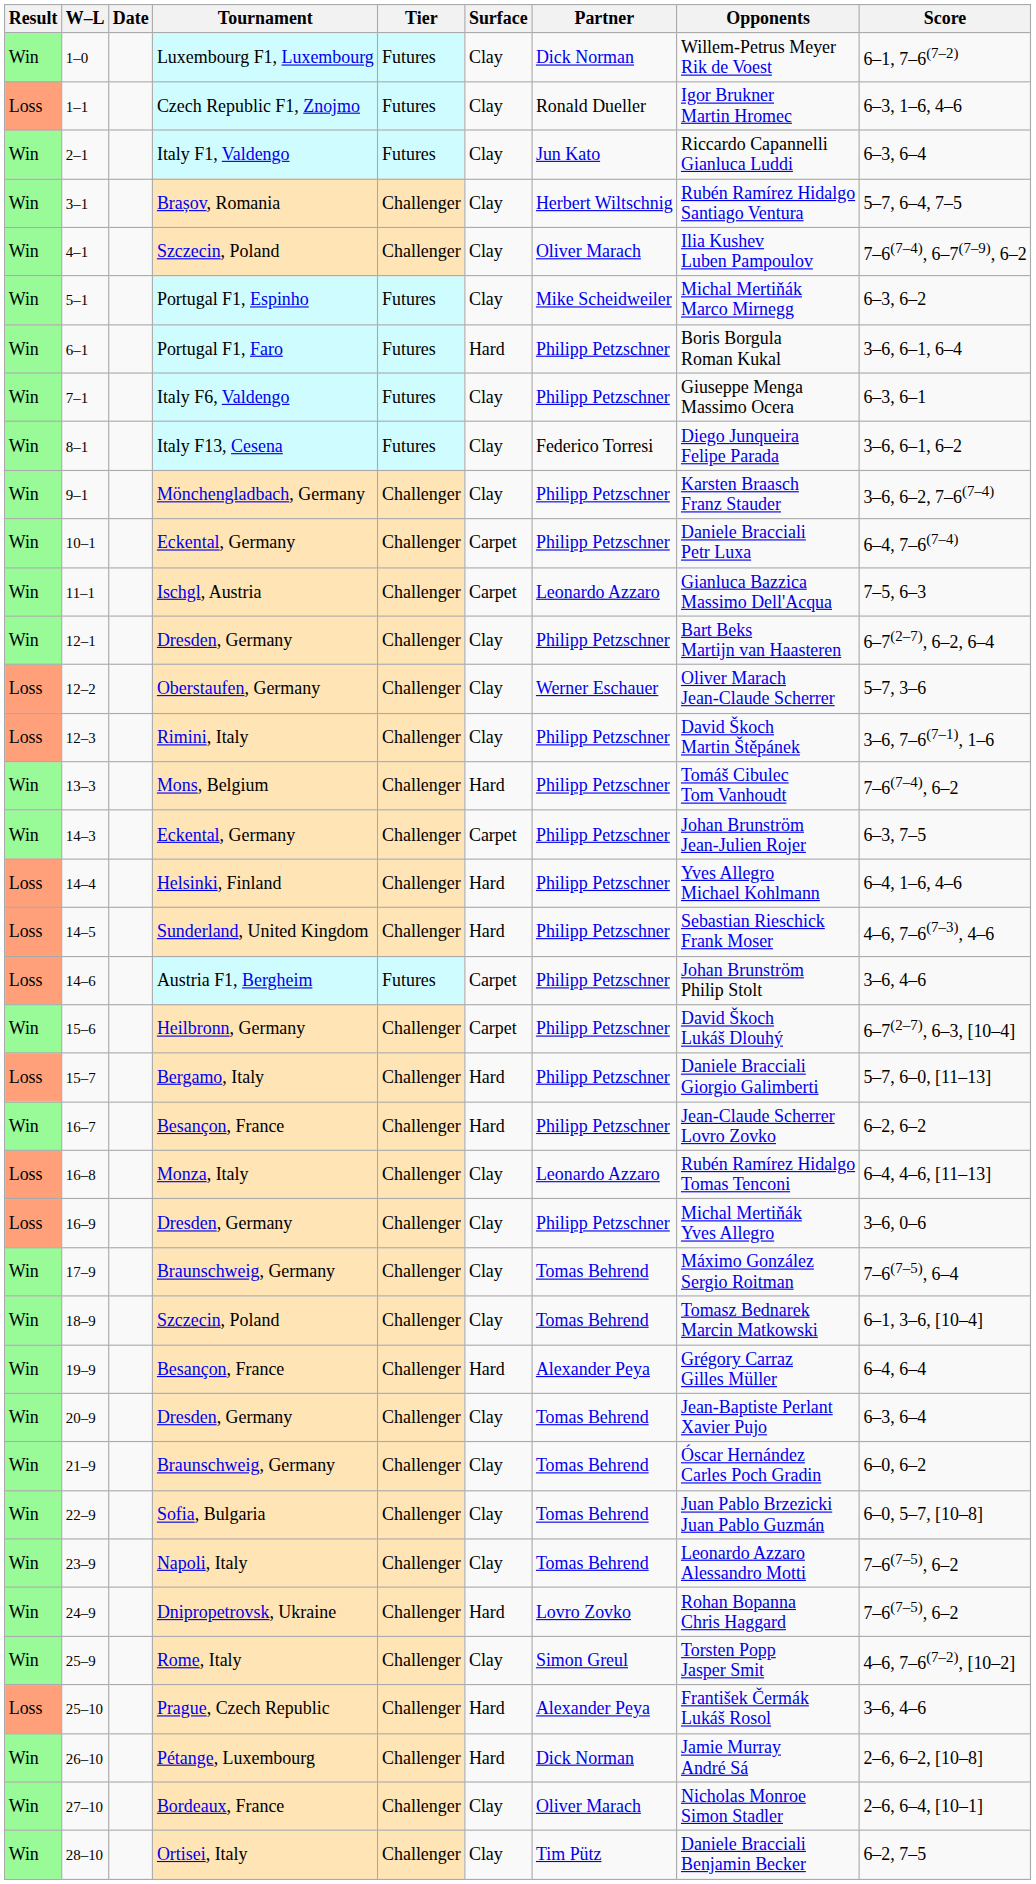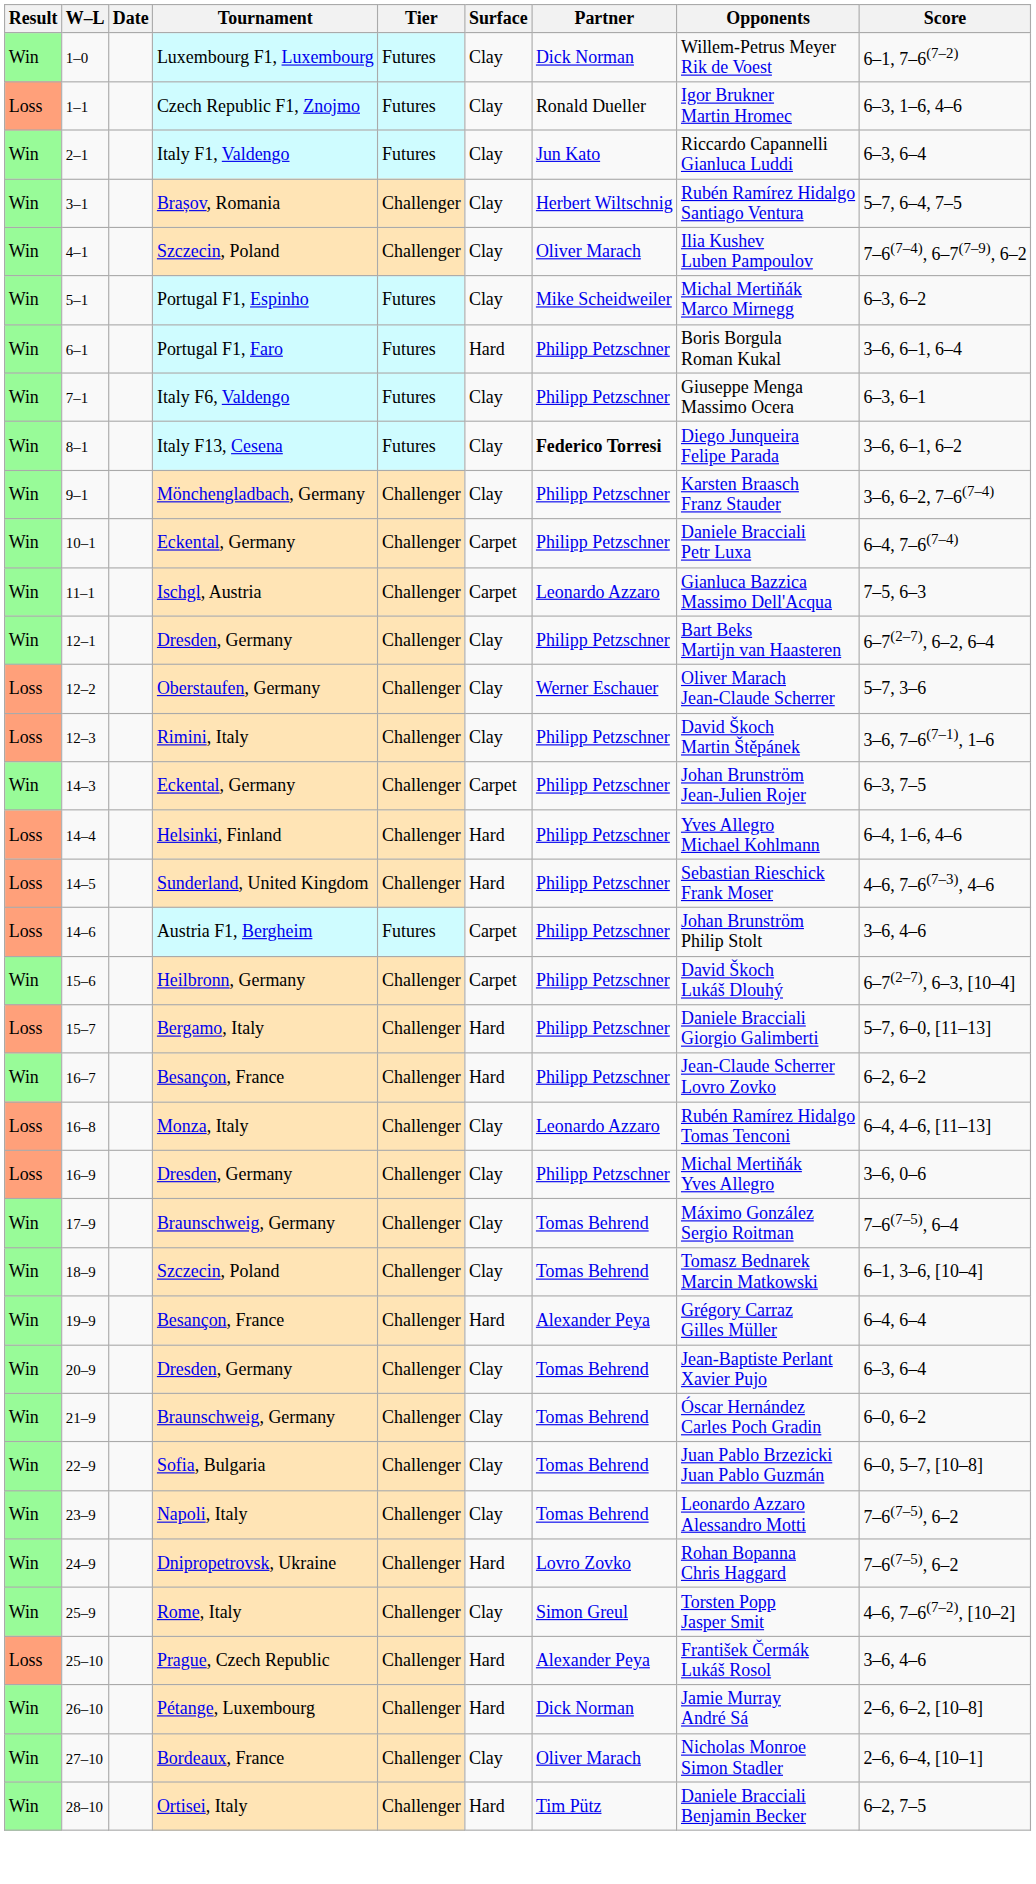(595, 445) normal -> (599, 445) bold
- row: (81, 787)
(486, 1854) Clay -> (487, 1806) Hard
